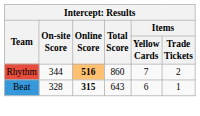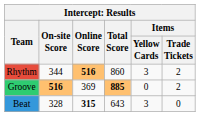(146, 71) 7 -> (146, 71) 3
+ row: (22, 87)
(146, 87) 6 -> (146, 103) 3
(178, 87) 1 -> (178, 103) 0
